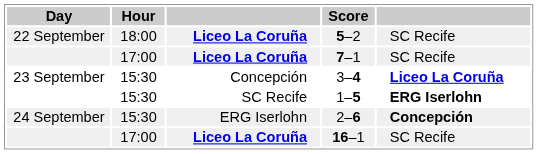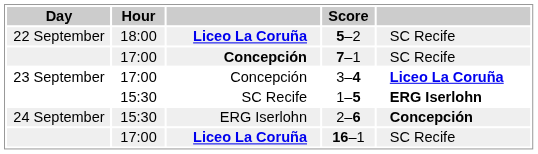(256, 57) Liceo La Coruña -> (271, 57) Concepción
(139, 77) 15:30 -> (139, 77) 17:00
